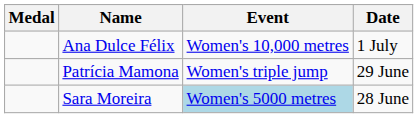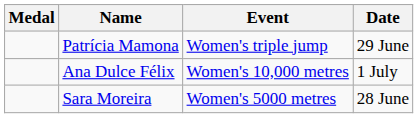rows swapped: (118, 44) <-> (121, 71)
(261, 98) lightblue background -> (261, 98) no background
